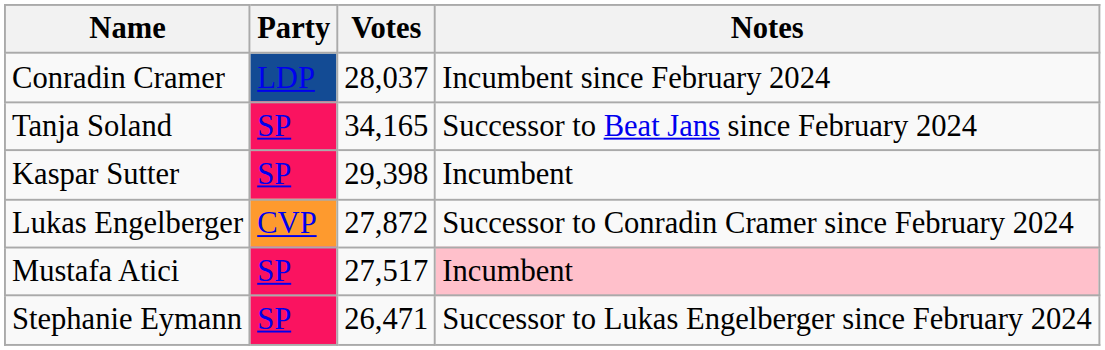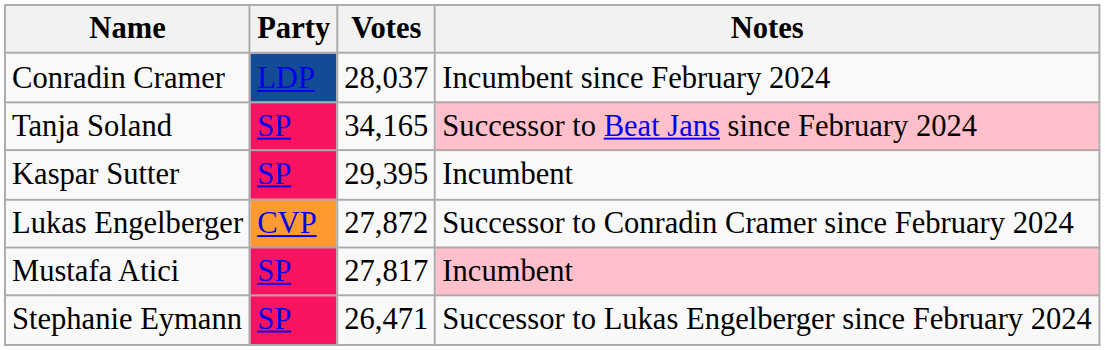(710, 125) no background -> (710, 125) pink background
(386, 174) 29,398 -> (386, 174) 29,395
(386, 271) 27,517 -> (386, 271) 27,817
